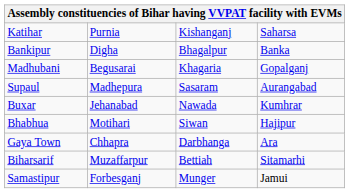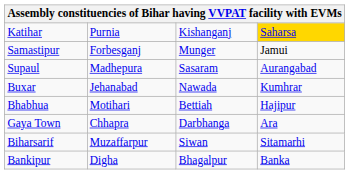(278, 32) no background -> (278, 32) gold background
rows swapped: (33, 178) <-> (29, 50)
- row: (34, 68)
(193, 123) Siwan -> (195, 105) Bettiah
(195, 160) Bettiah -> (193, 142) Siwan
